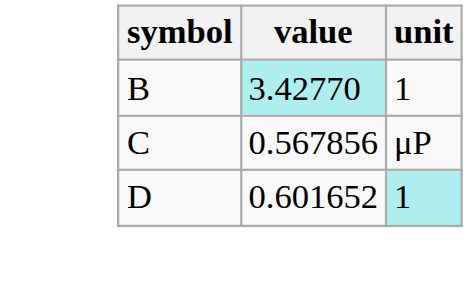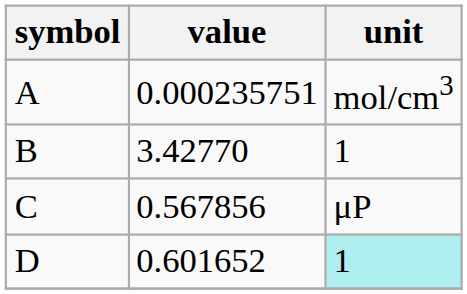+ row: (27, 91)
(305, 87) paleturquoise background -> (192, 151) no background
